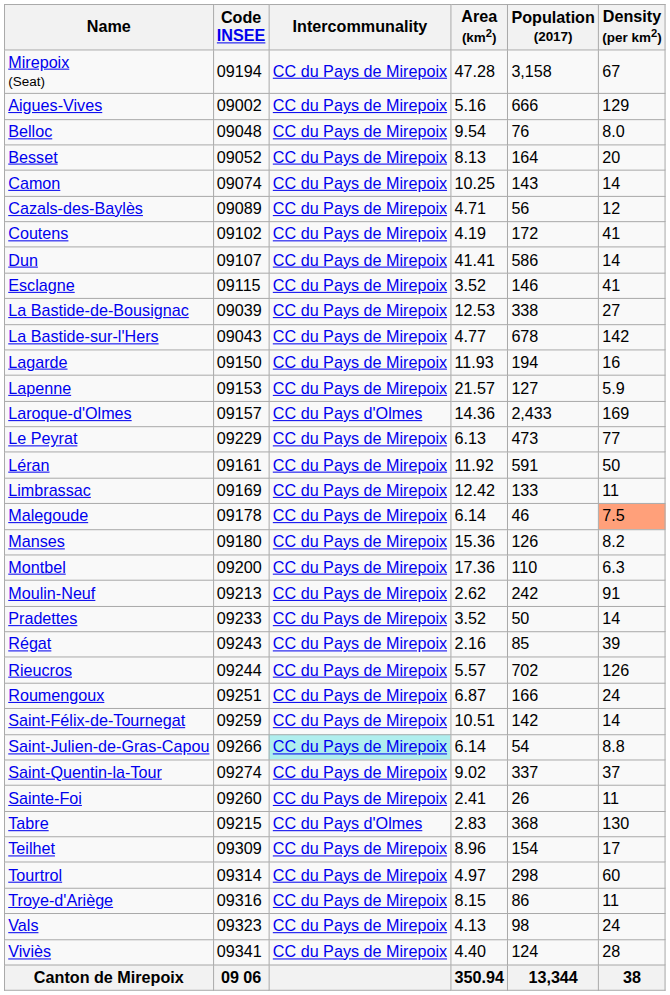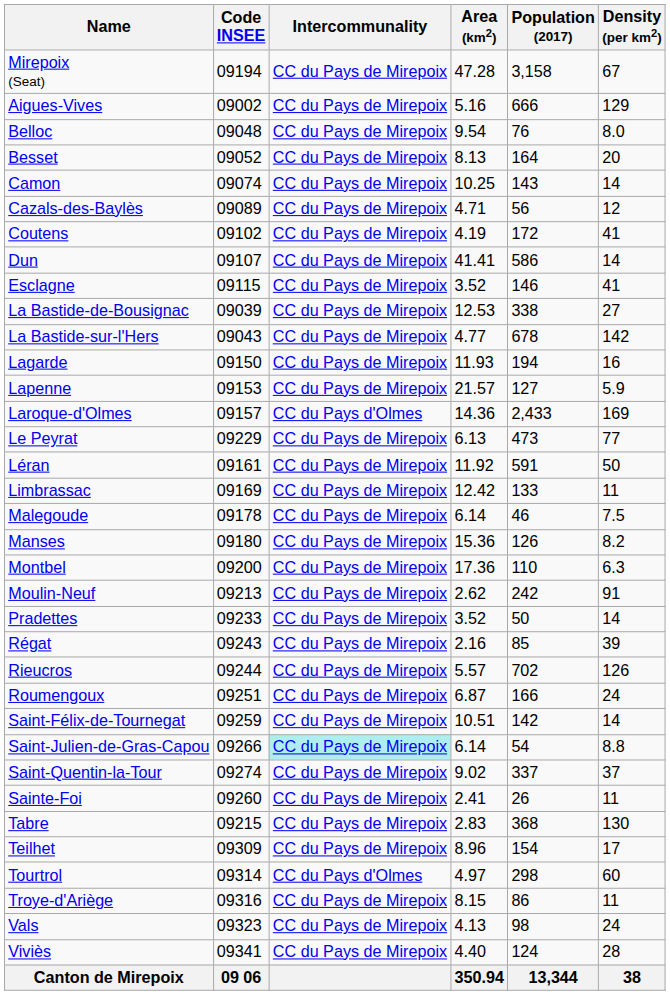(614, 516) lightsalmon background -> (614, 516) no background
(348, 823) CC du Pays d'Olmes -> (360, 823) CC du Pays de Mirepoix
(360, 875) CC du Pays de Mirepoix -> (348, 875) CC du Pays d'Olmes
